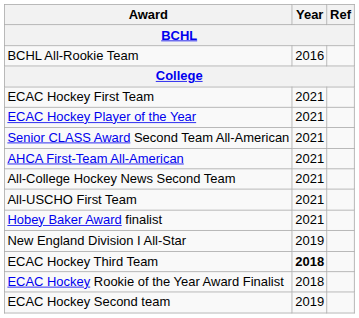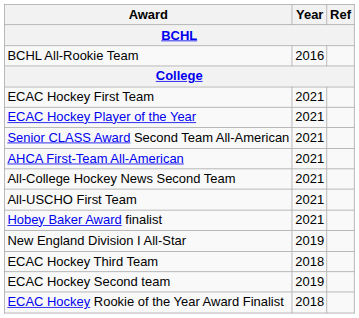(310, 261) bold -> (310, 261) normal
rows swapped: (89, 302) <-> (146, 281)
